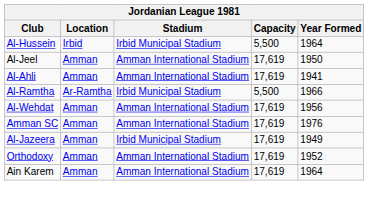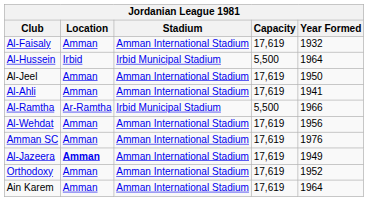+ row: (29, 44)
(80, 140) normal -> (81, 156) bold
(169, 140) Irbid Municipal Stadium -> (183, 156) Amman International Stadium
